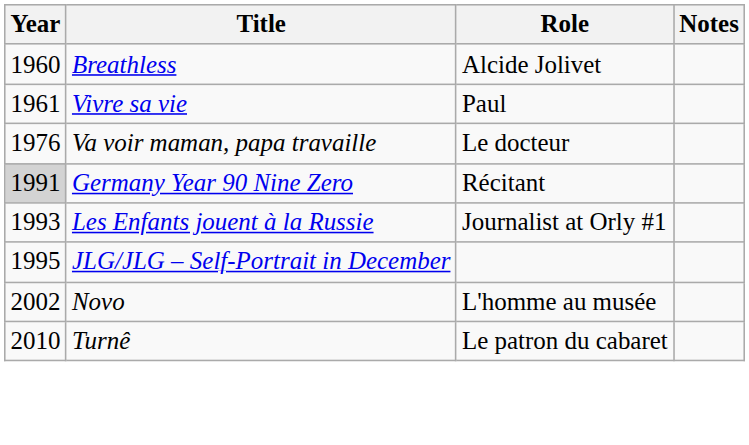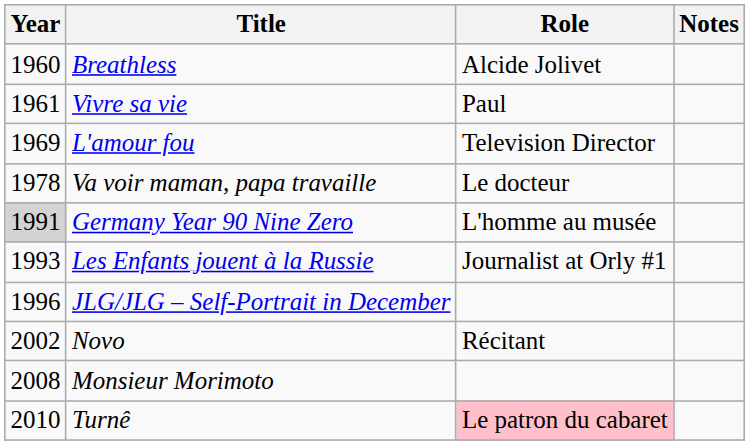+ row: (133, 143)
(35, 143) 1976 -> (35, 182) 1978
(504, 182) Récitant -> (559, 222) L'homme au musée
(35, 261) 1995 -> (35, 301) 1996
(559, 301) L'homme au musée -> (504, 340) Récitant
+ row: (173, 380)
(565, 340) no background -> (565, 420) pink background
